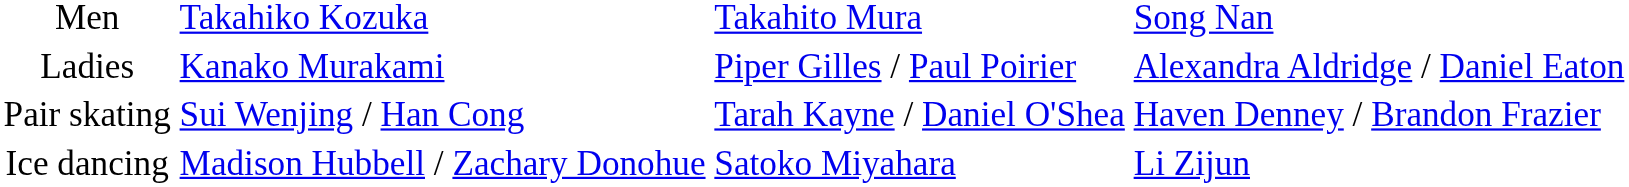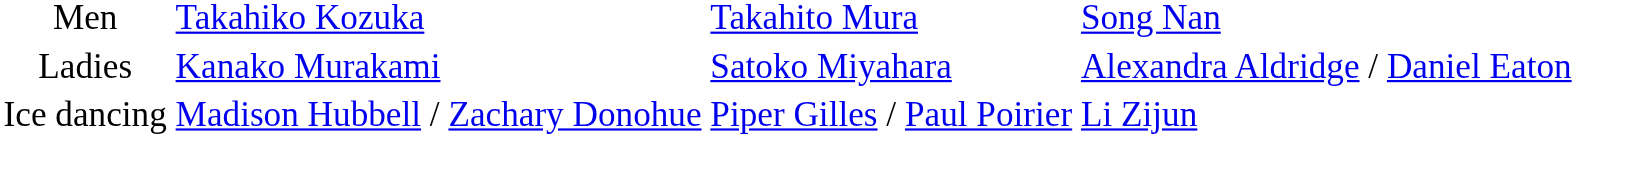(895, 66) Piper Gilles / Paul Poirier -> (831, 66) Satoko Miyahara
- row: (87, 114)
(835, 163) Satoko Miyahara -> (891, 114) Piper Gilles / Paul Poirier
